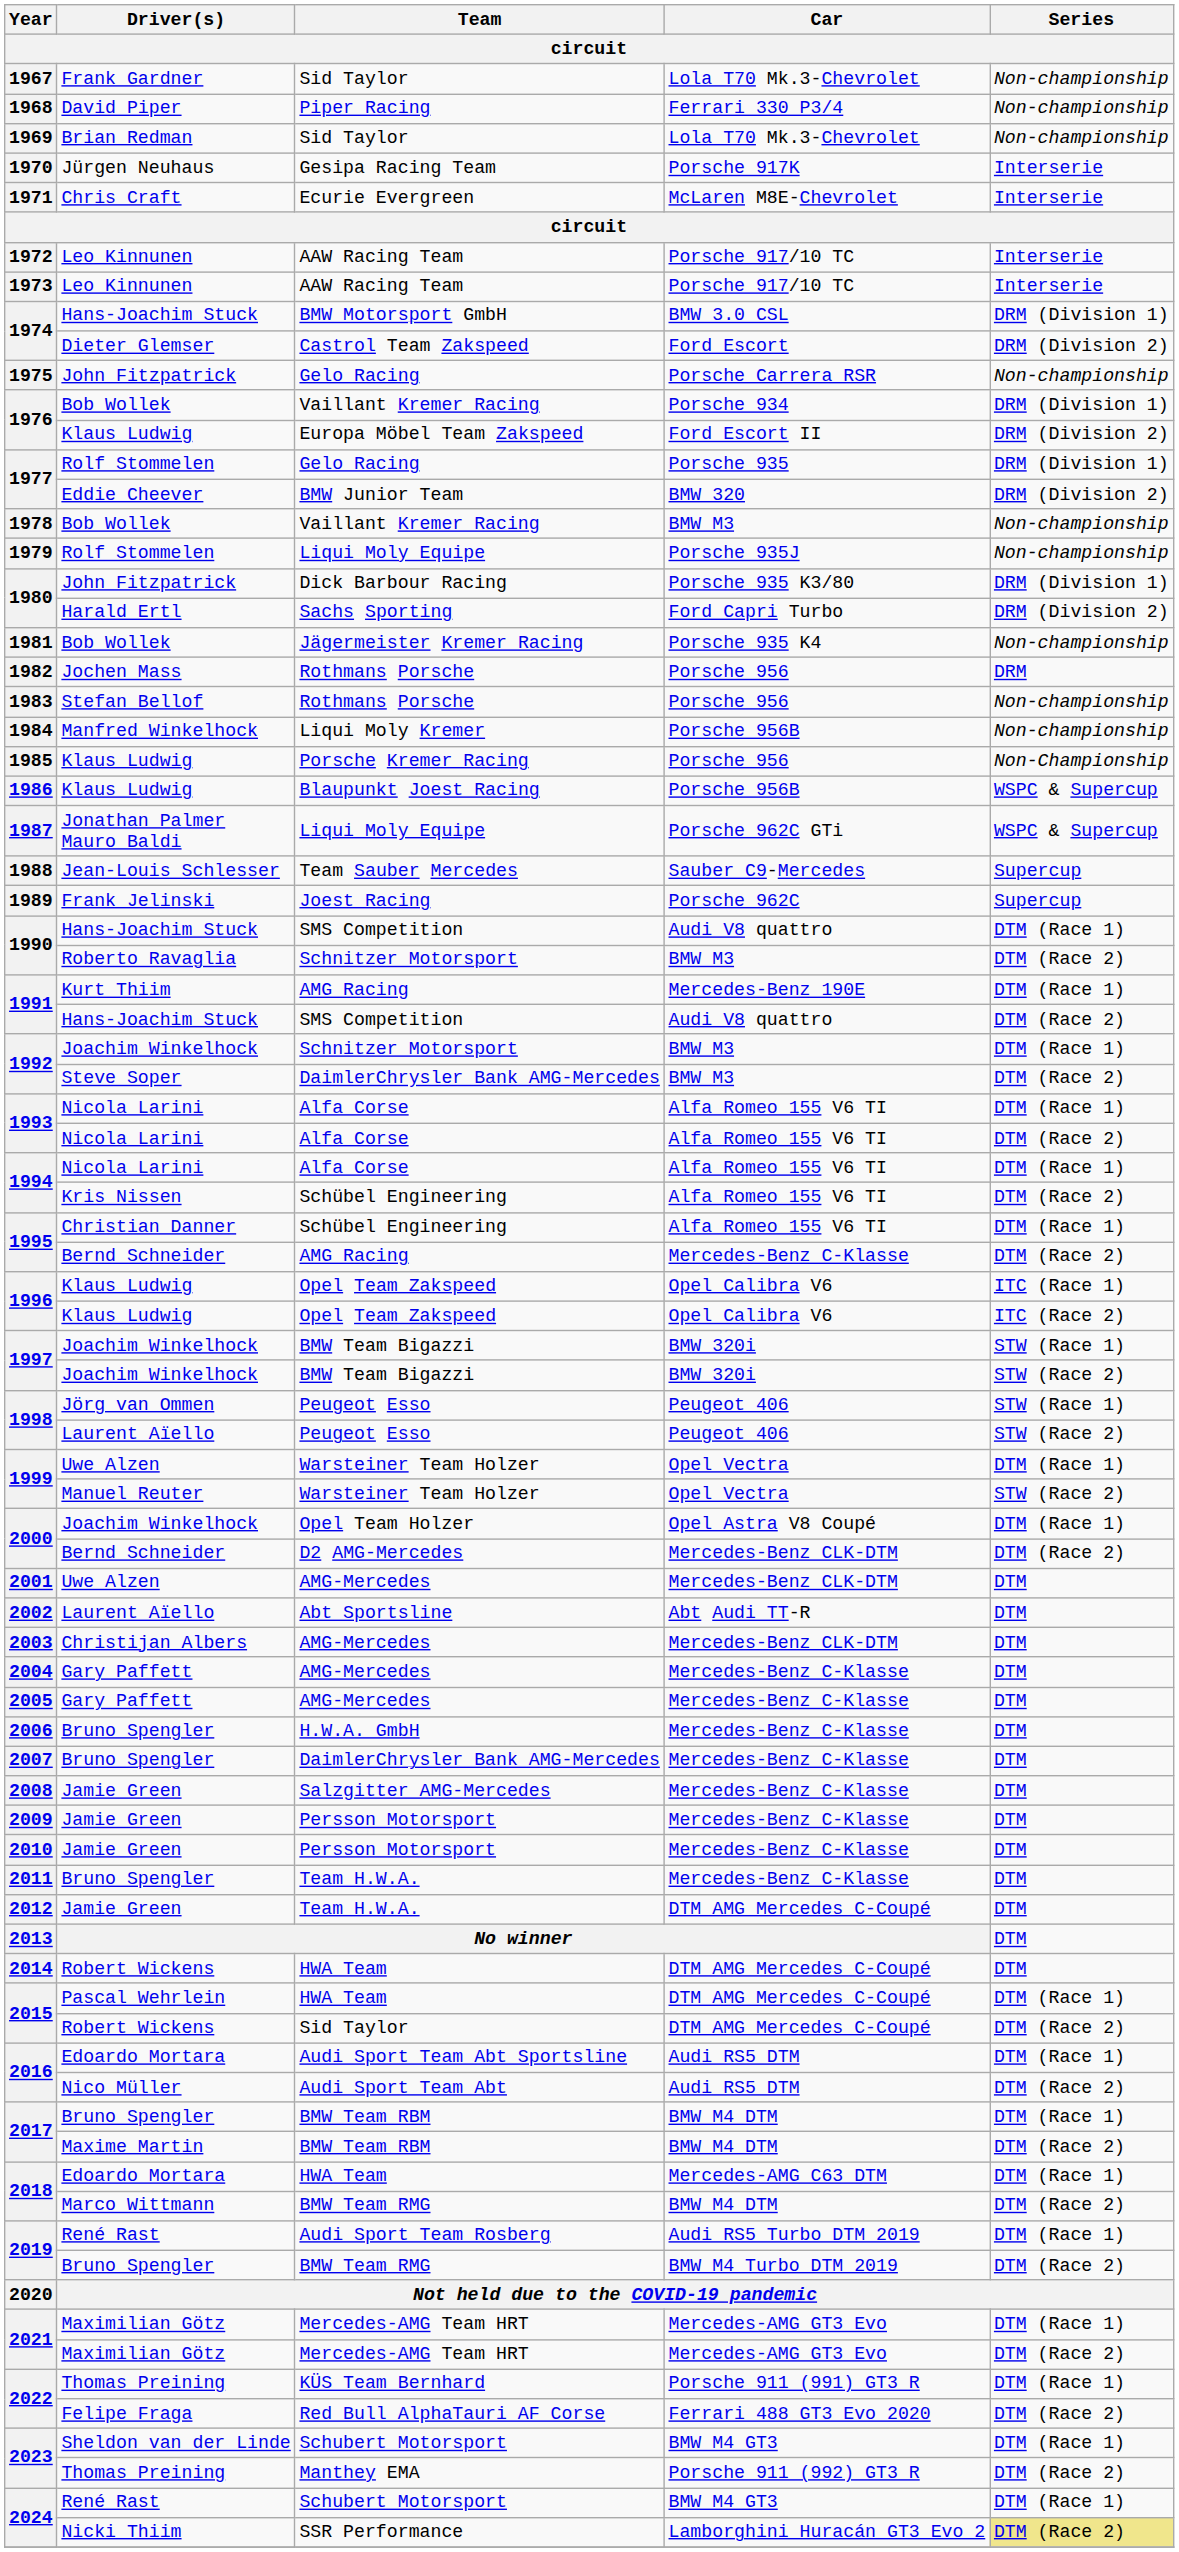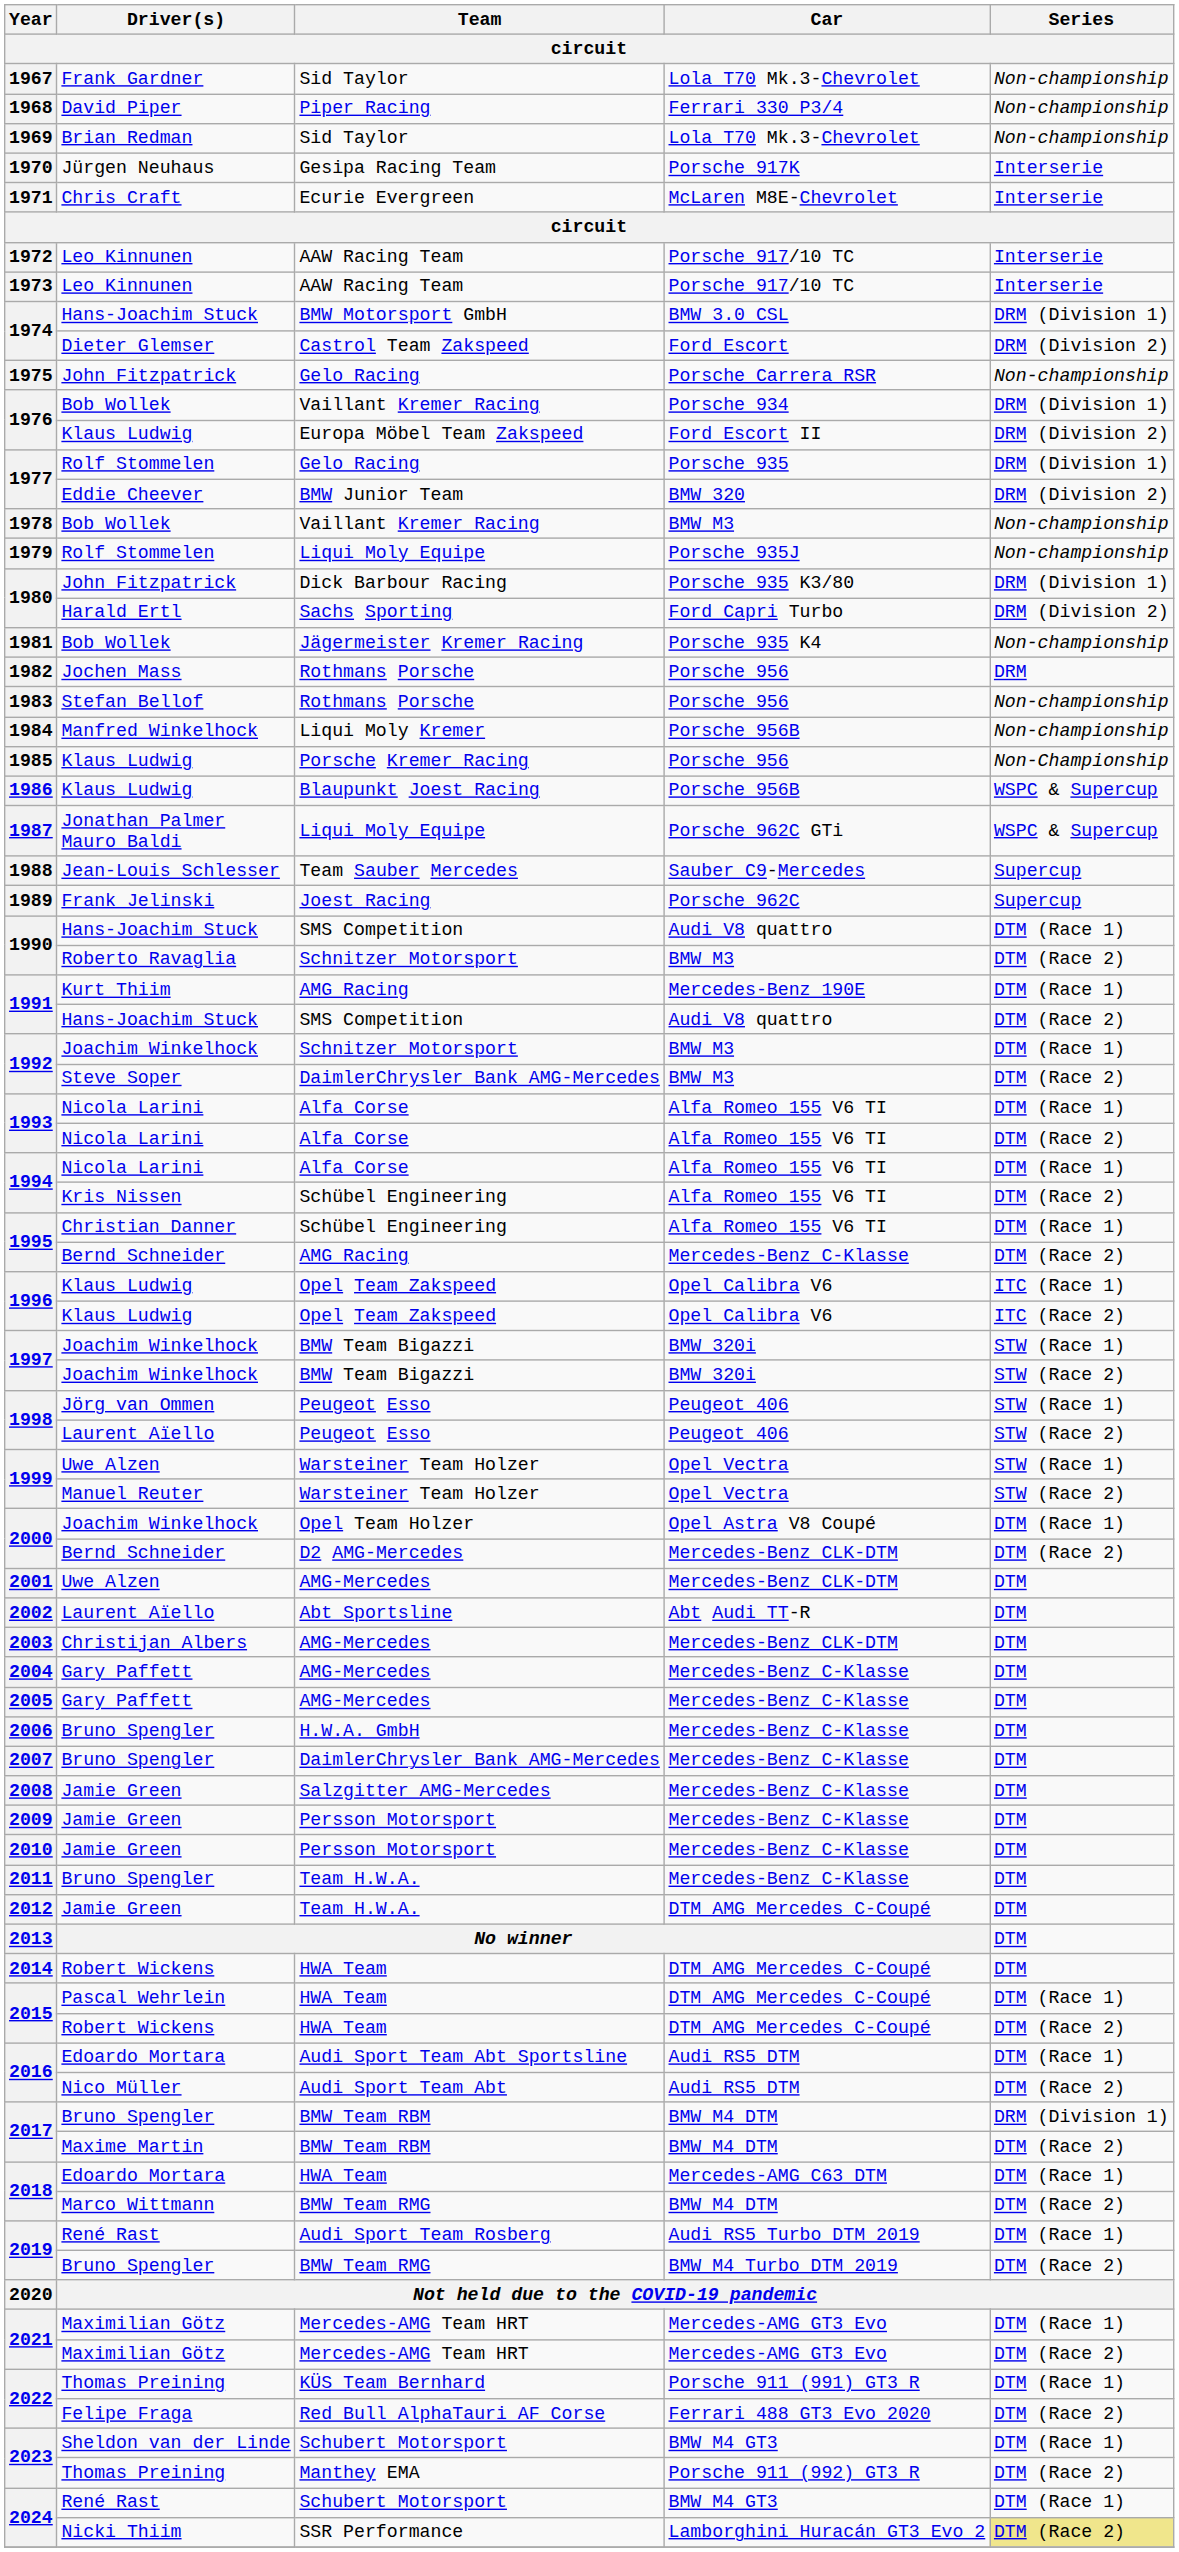(1059, 1464) DTM (Race 1) -> (1059, 1464) STW (Race 1)
(354, 2028) Sid Taylor -> (343, 2028) HWA Team
(1059, 2117) DTM (Race 1) -> (1081, 2117) DRM (Division 1)
